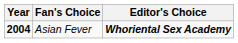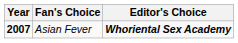(19, 29) 2004 -> (19, 29) 2007
